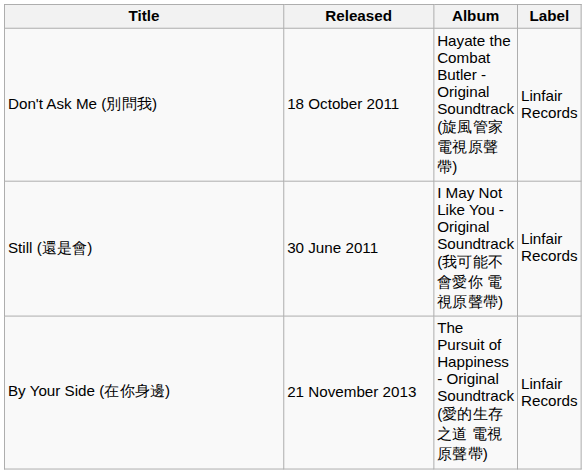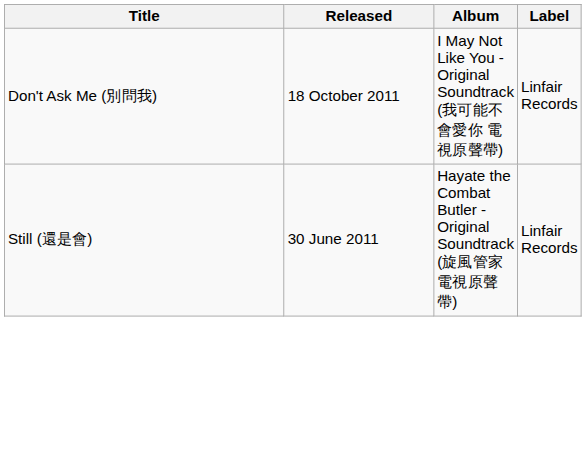(476, 103) Hayate the Combat Butler - Original Soundtrack (旋風管家 電視原聲帶) -> (476, 95) I May Not Like You - Original Soundtrack (我可能不會愛你 電視原聲帶)
(476, 247) I May Not Like You - Original Soundtrack (我可能不會愛你 電視原聲帶) -> (476, 239) Hayate the Combat Butler - Original Soundtrack (旋風管家 電視原聲帶)
- row: (89, 391)
